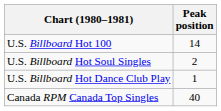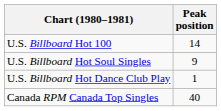(195, 61) 2 -> (195, 61) 9
